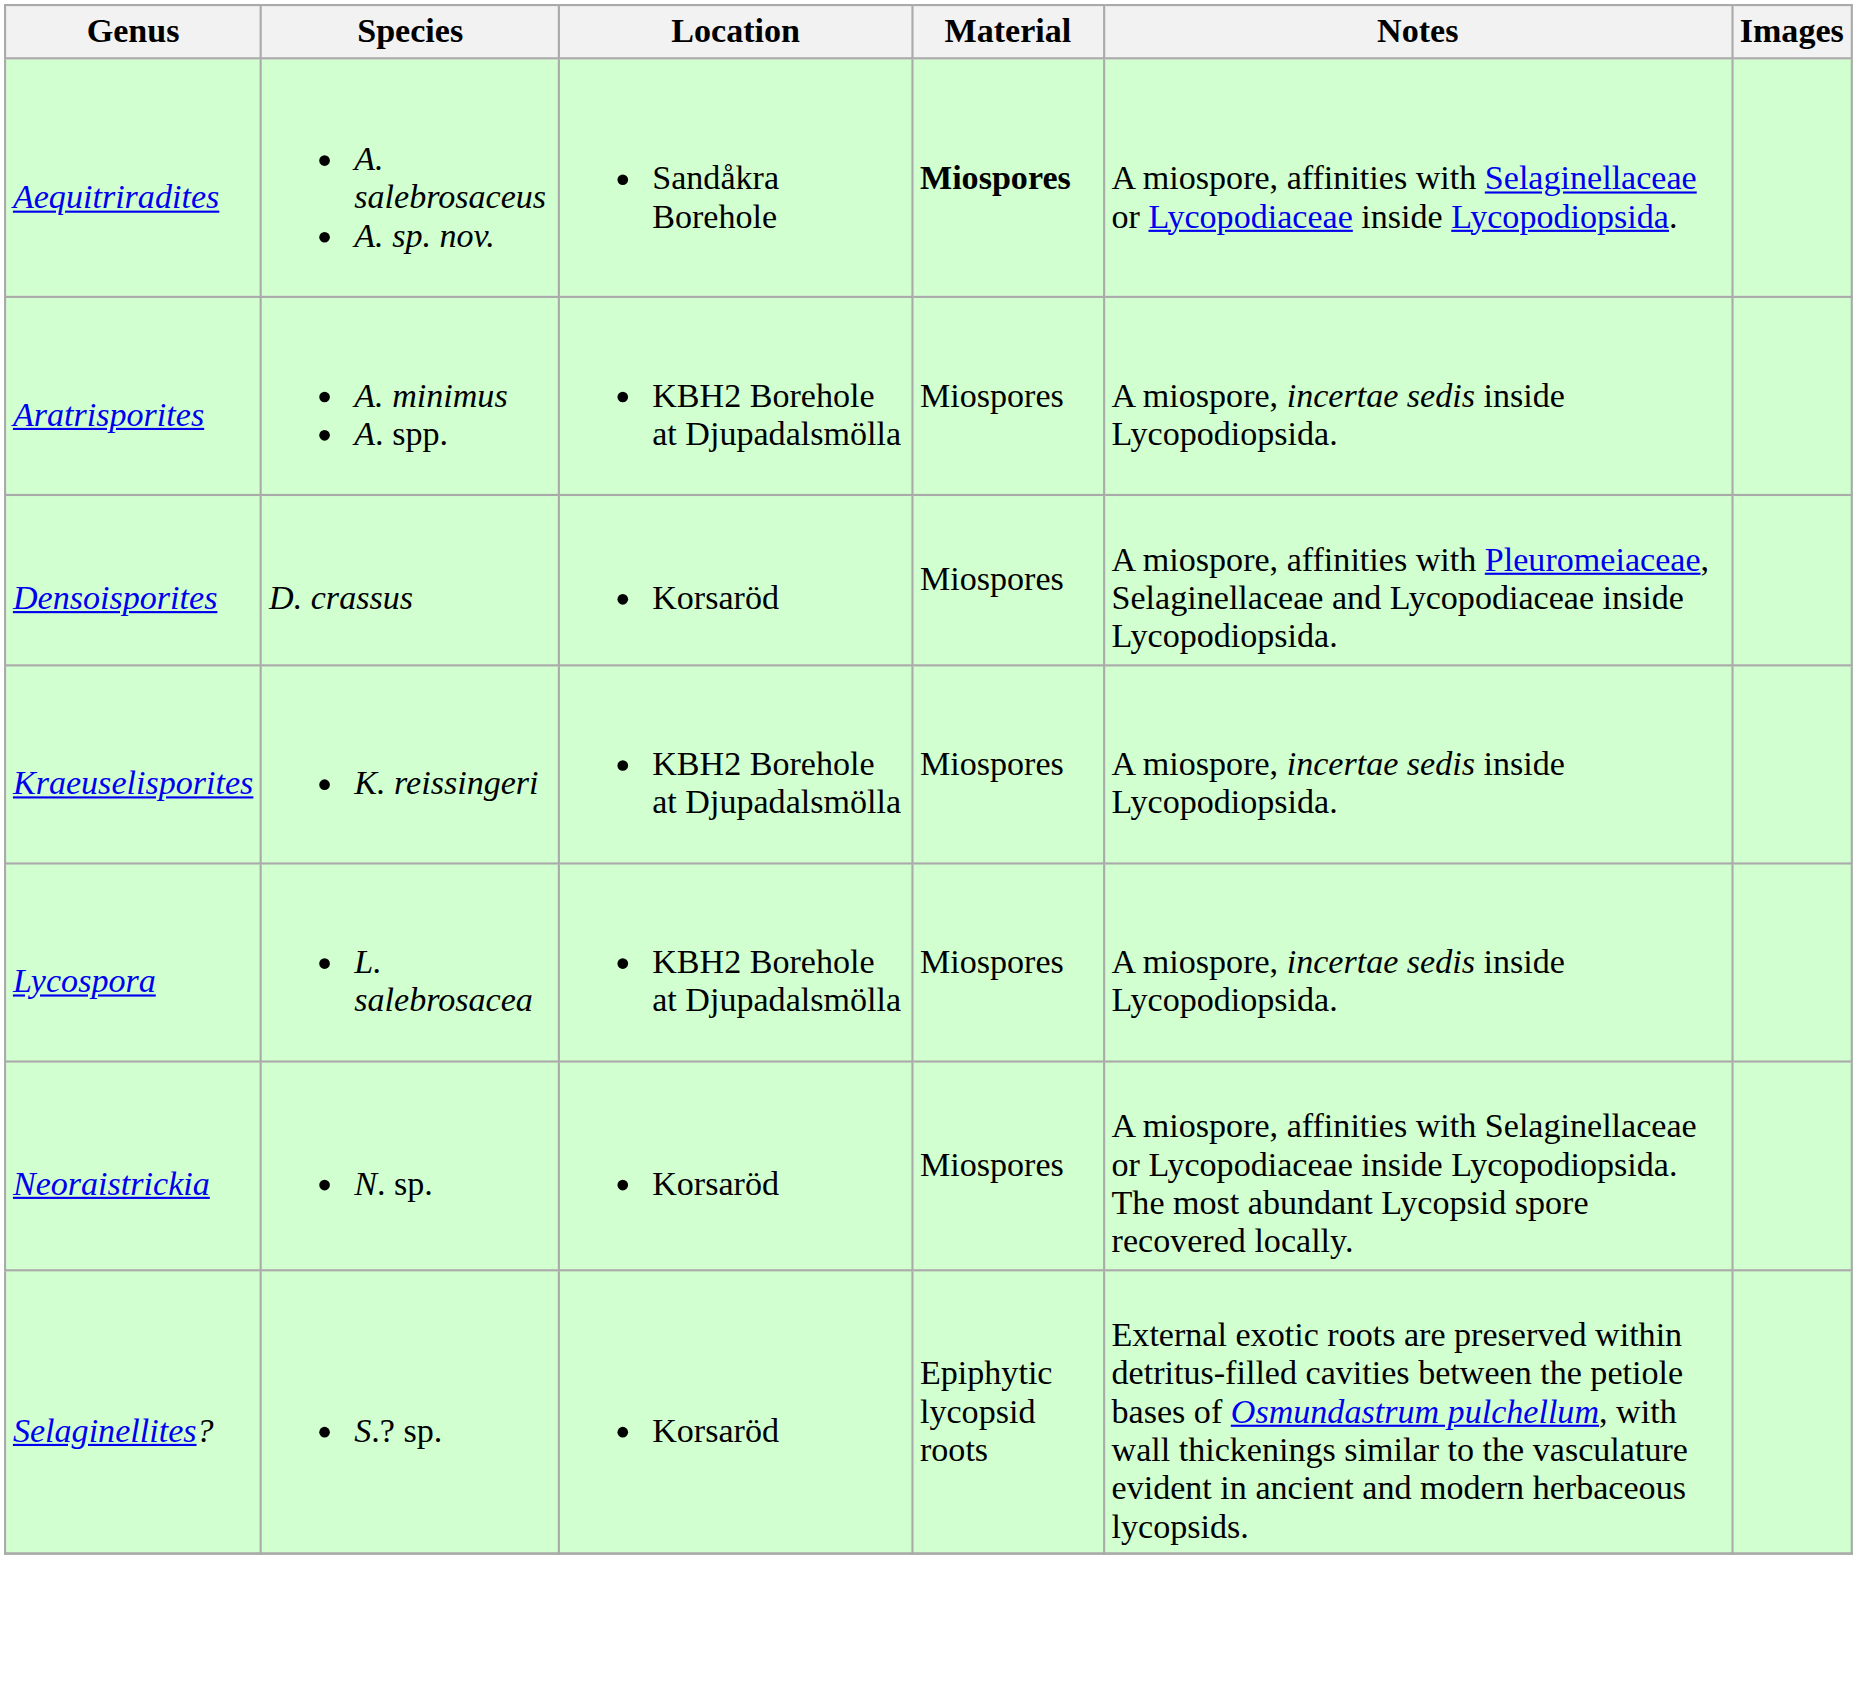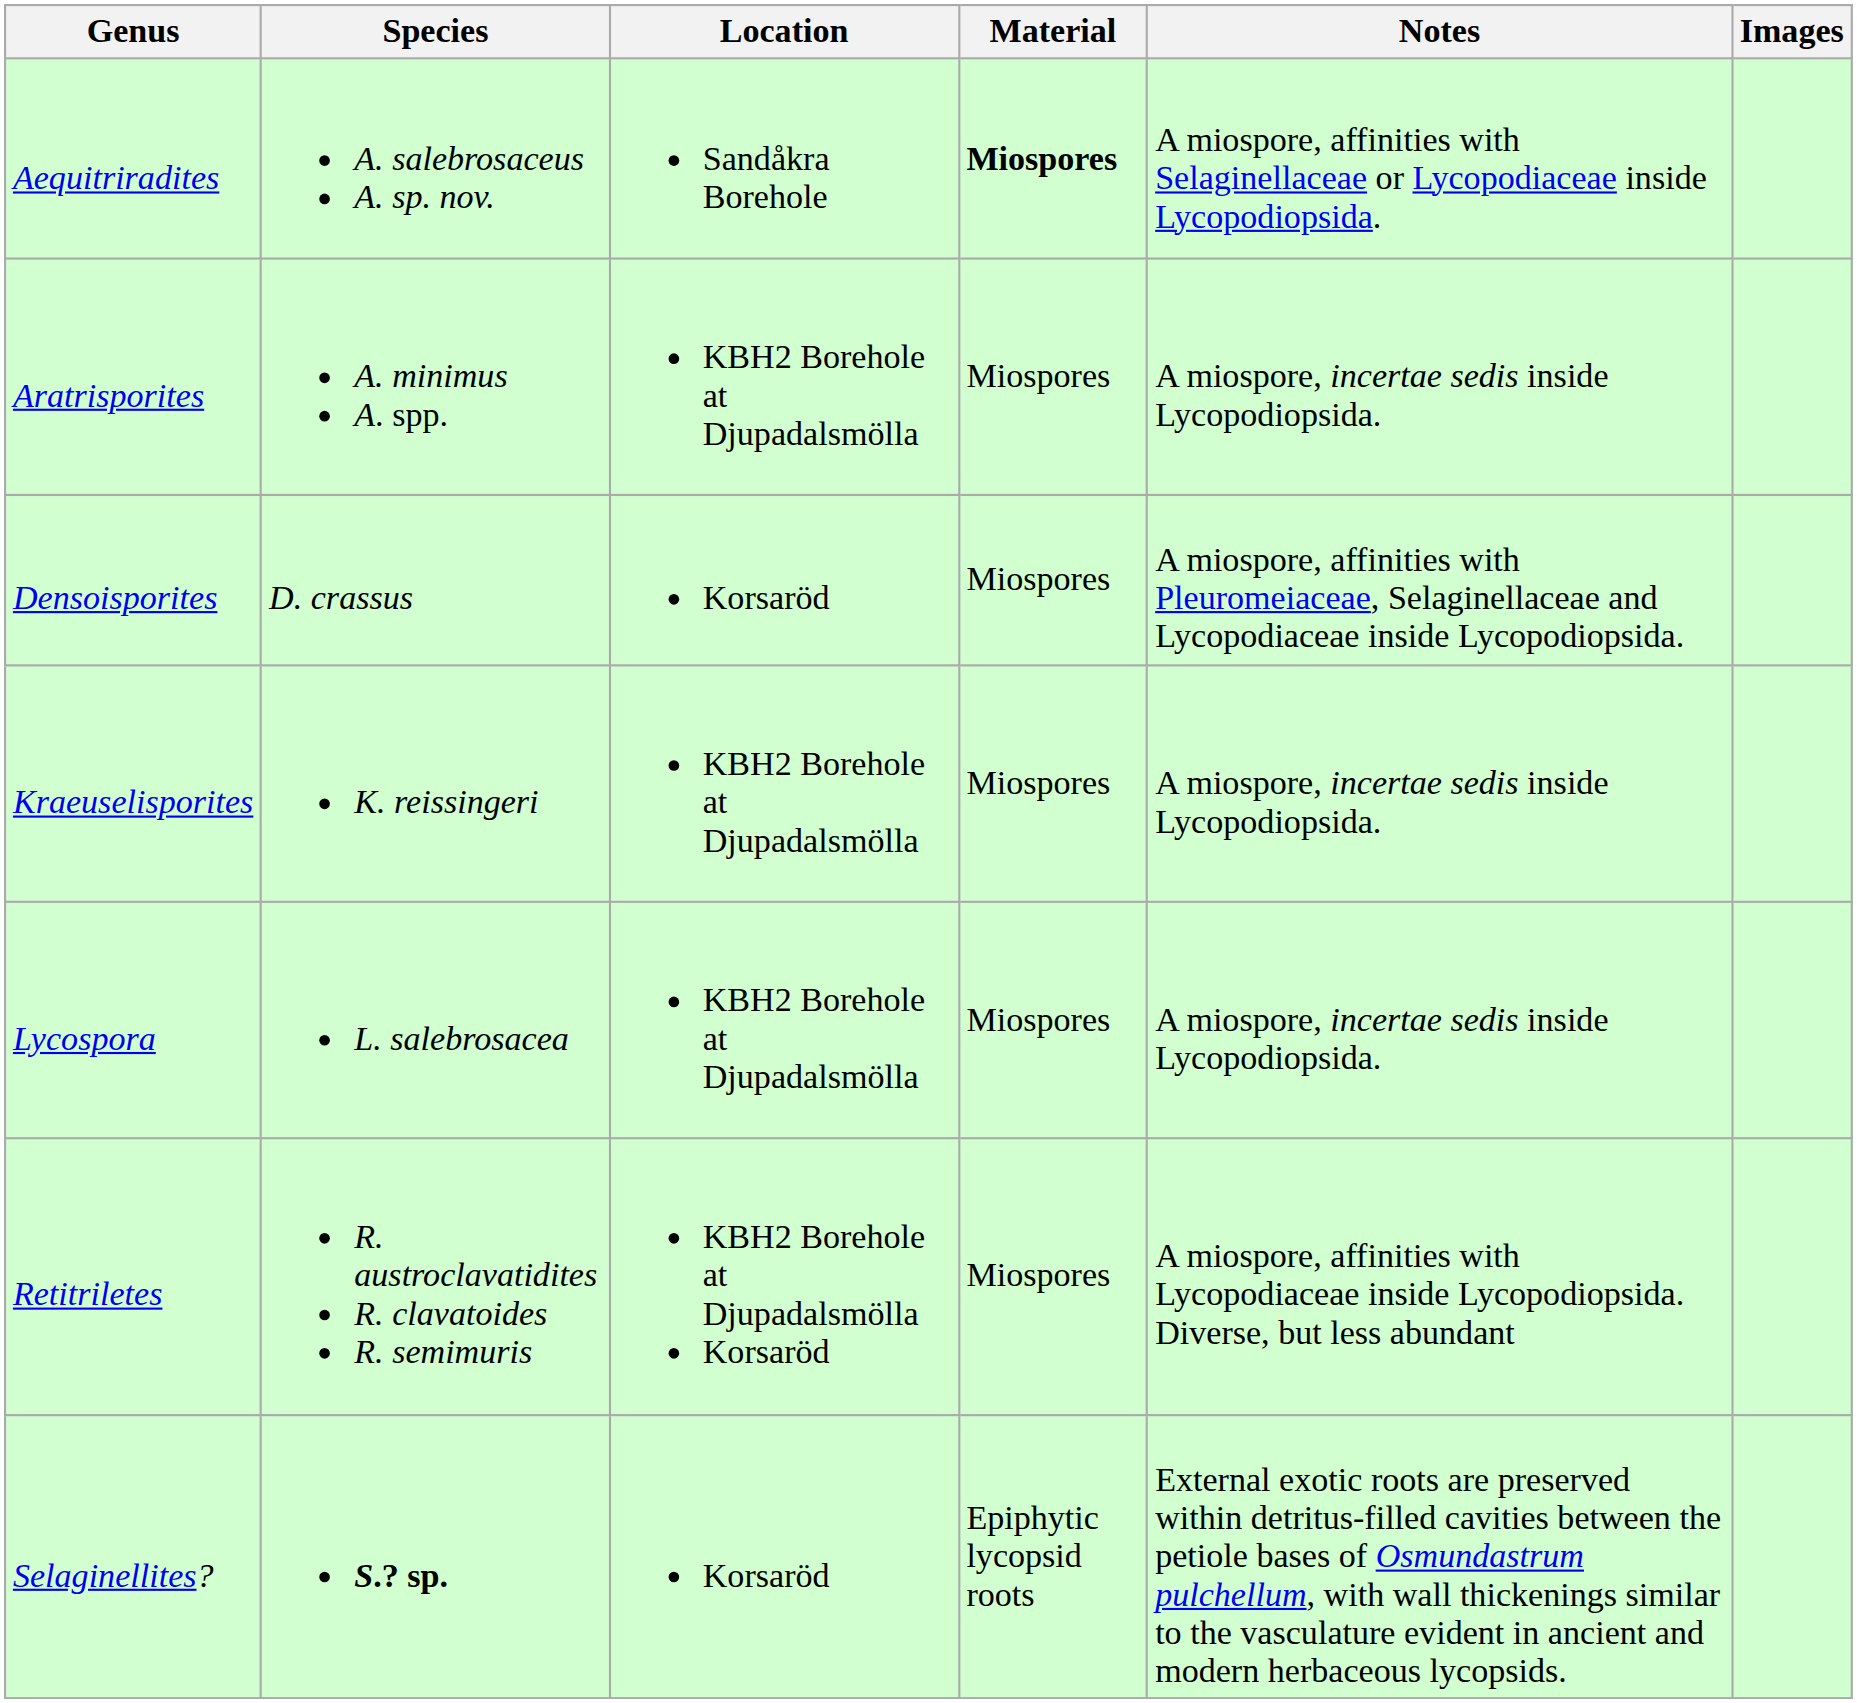- row: (111, 1184)
+ row: (88, 1295)
(410, 1431) normal -> (435, 1576) bold
